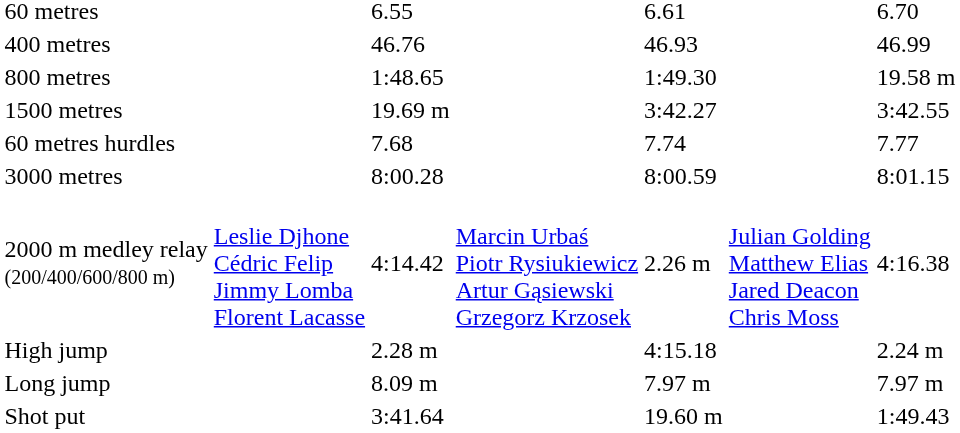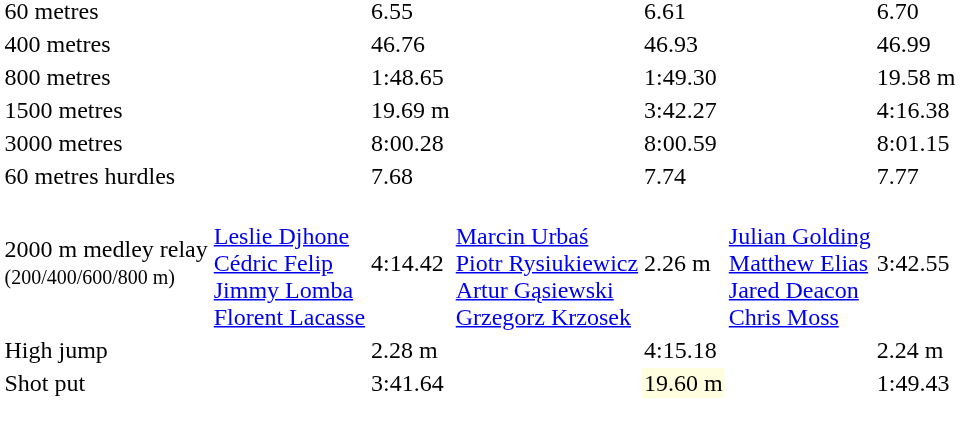(913, 109) 3:42.55 -> (913, 109) 4:16.38
rows swapped: (63, 175) <-> (90, 142)
(913, 262) 4:16.38 -> (913, 262) 3:42.55
- row: (58, 382)
(683, 415) no background -> (683, 382) lightyellow background
